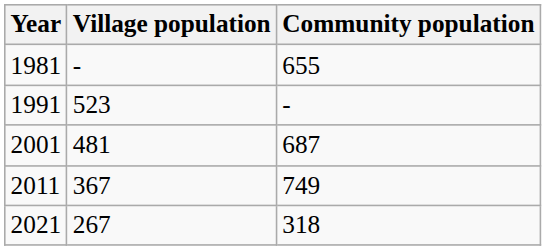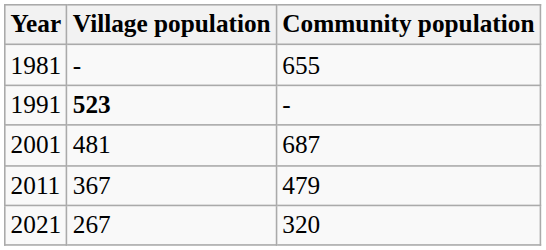(92, 104) normal -> (92, 104) bold
(301, 184) 749 -> (301, 184) 479
(301, 225) 318 -> (301, 225) 320
